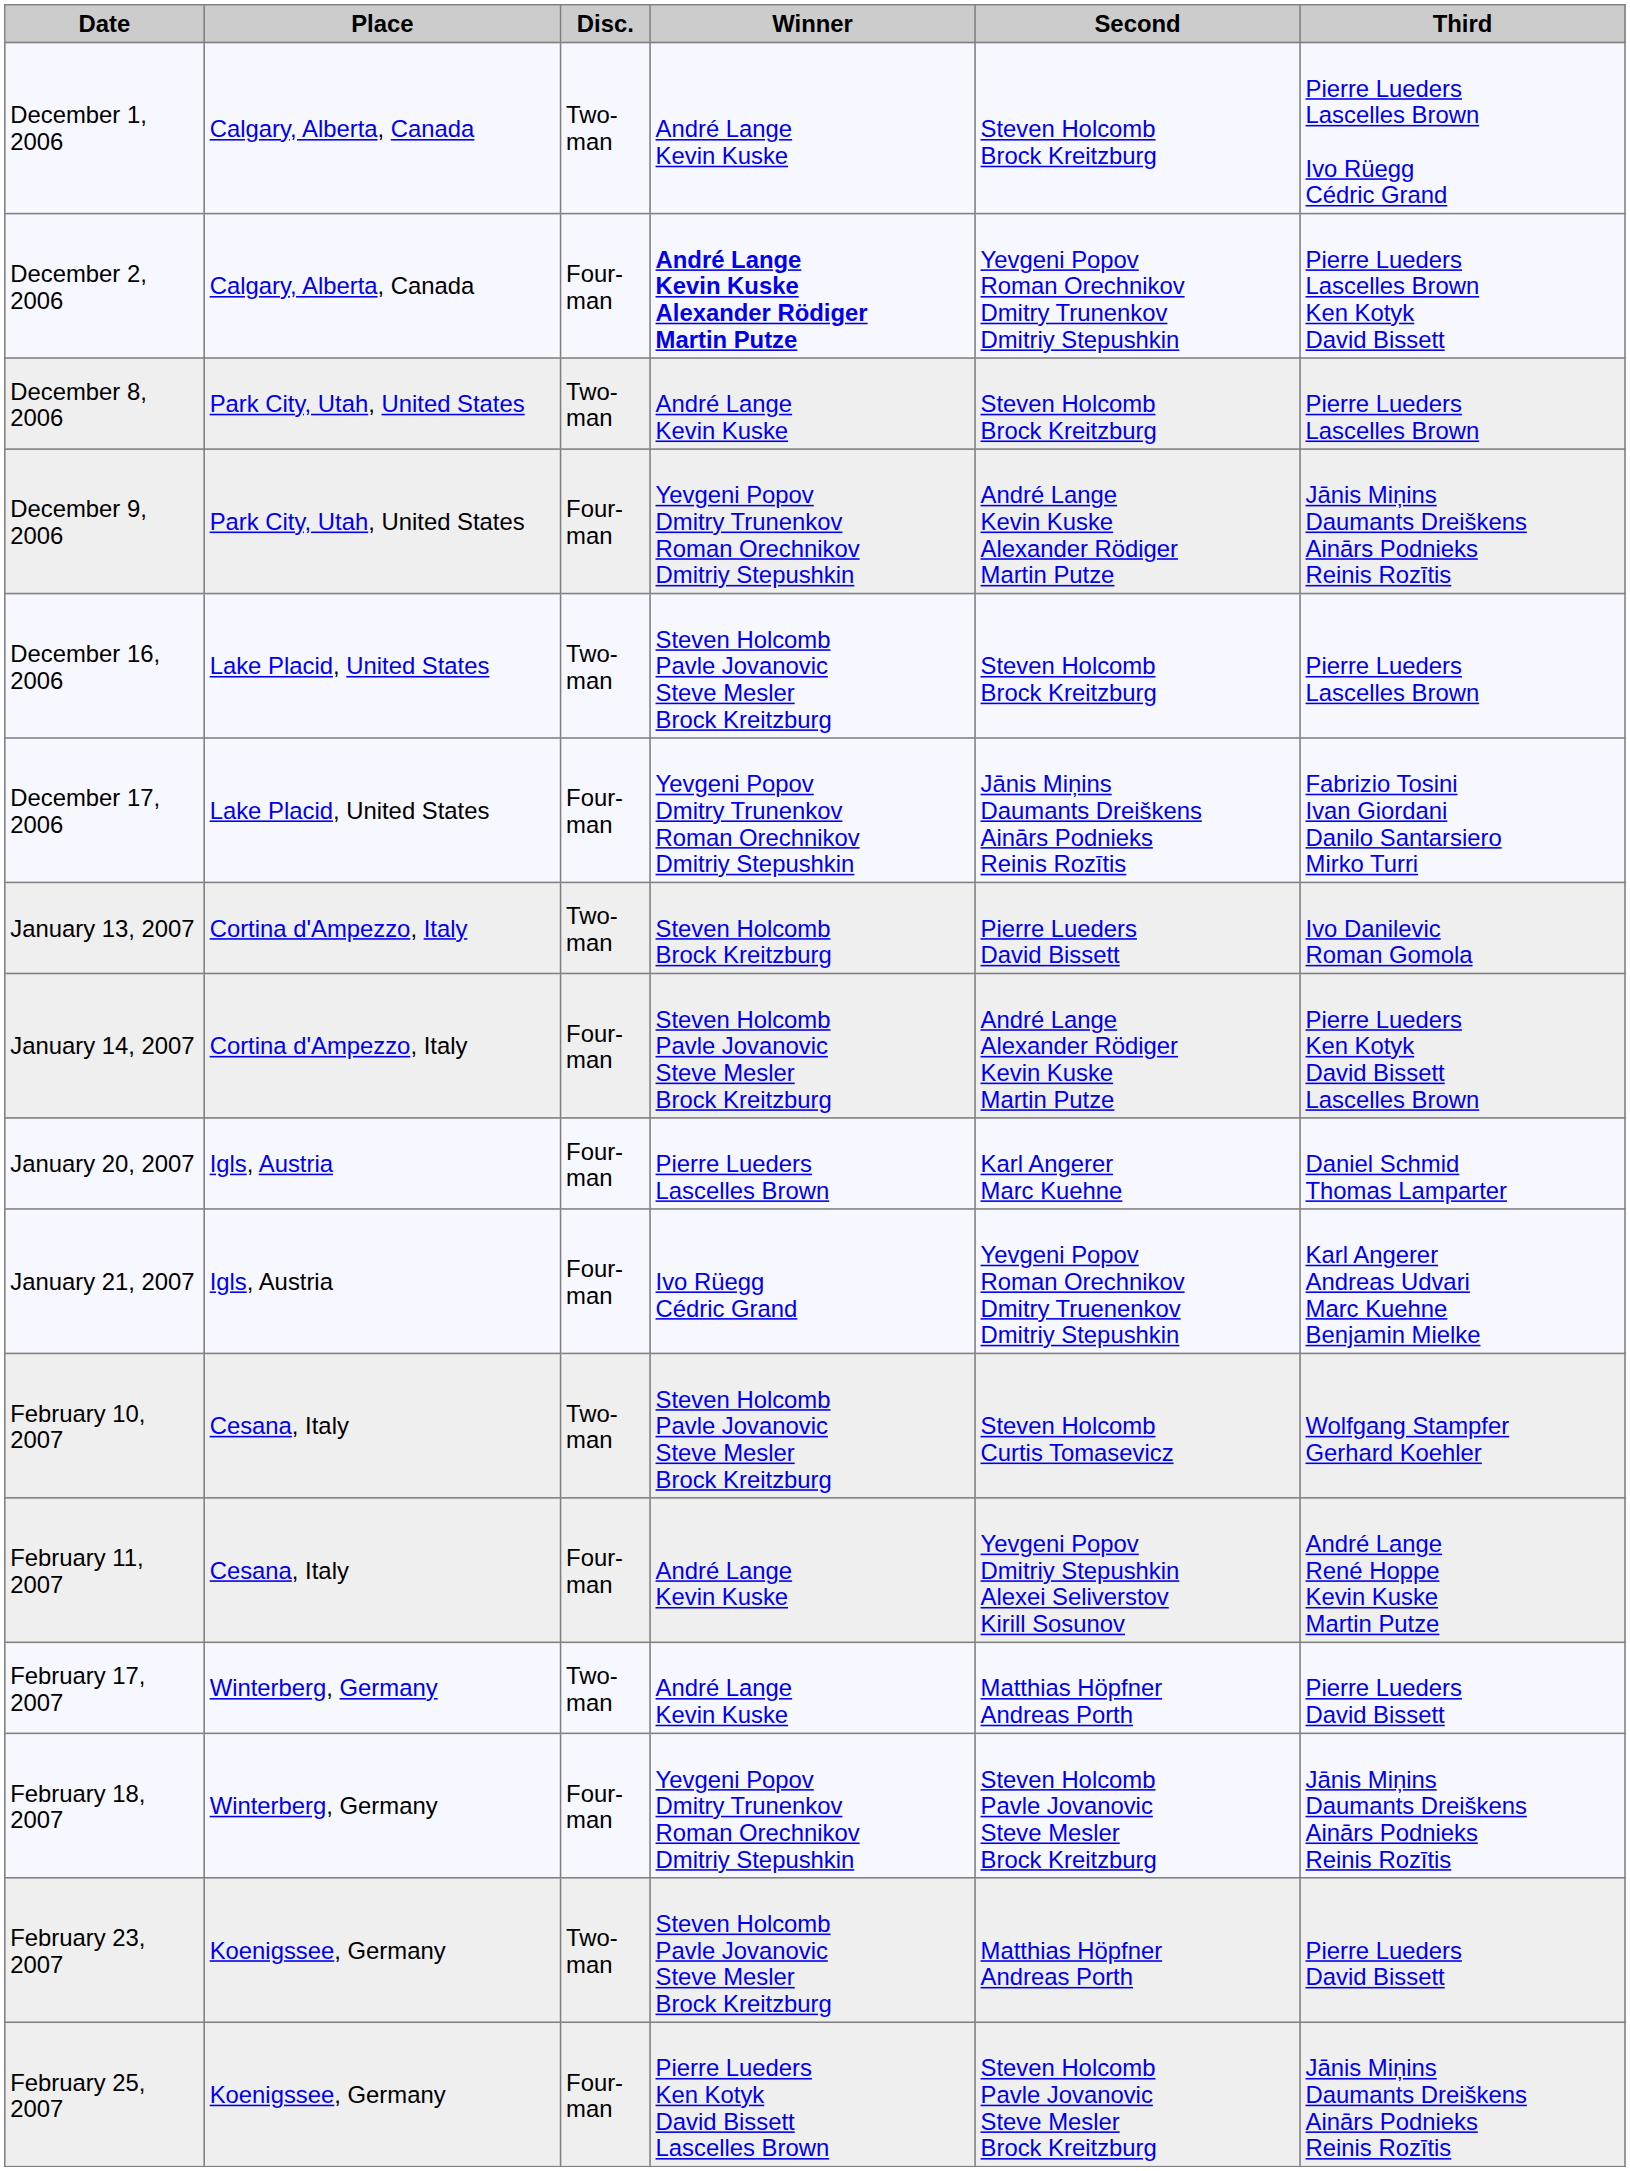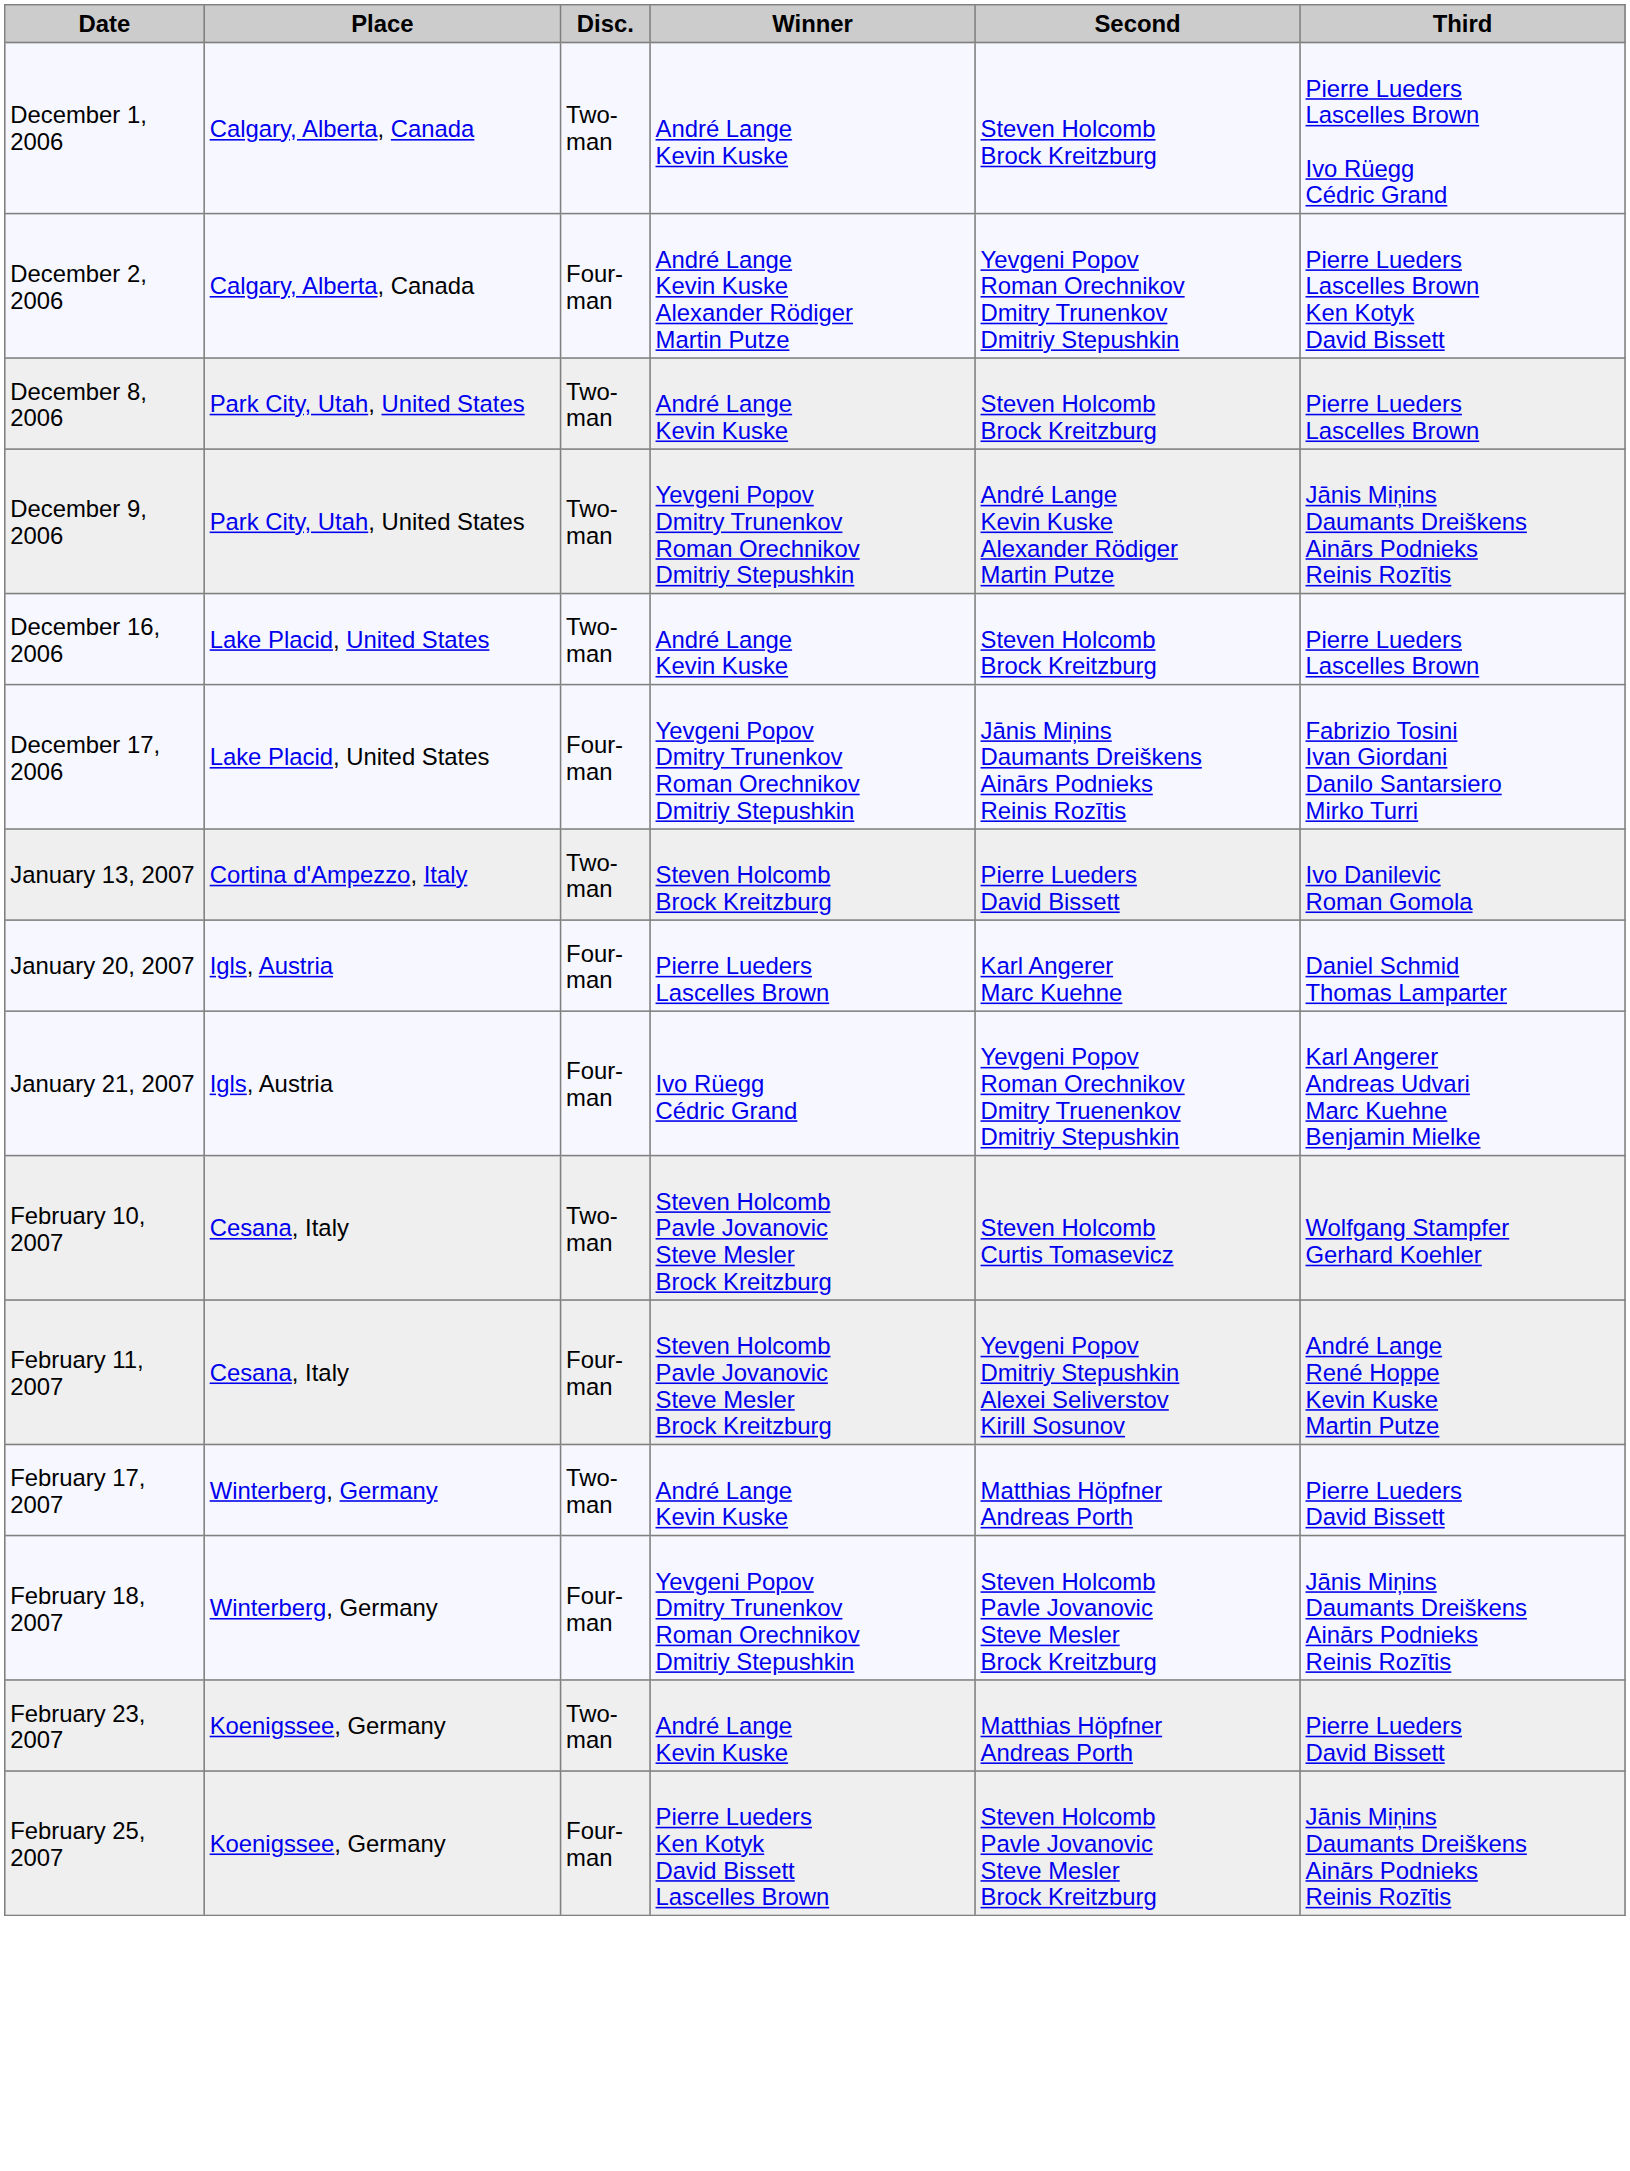(762, 299) bold -> (754, 299) normal
(595, 521) Four-man -> (592, 521) Two-man
(744, 679) Steven Holcomb Pavle Jovanovic Steve Mesler Brock Kreitzburg -> (724, 652) André Lange Kevin Kuske
- row: (102, 1046)
(724, 1583) André Lange Kevin Kuske -> (744, 1386) Steven Holcomb Pavle Jovanovic Steve Mesler Brock Kreitzburg
(744, 1963) Steven Holcomb Pavle Jovanovic Steve Mesler Brock Kreitzburg -> (724, 1739) André Lange Kevin Kuske
